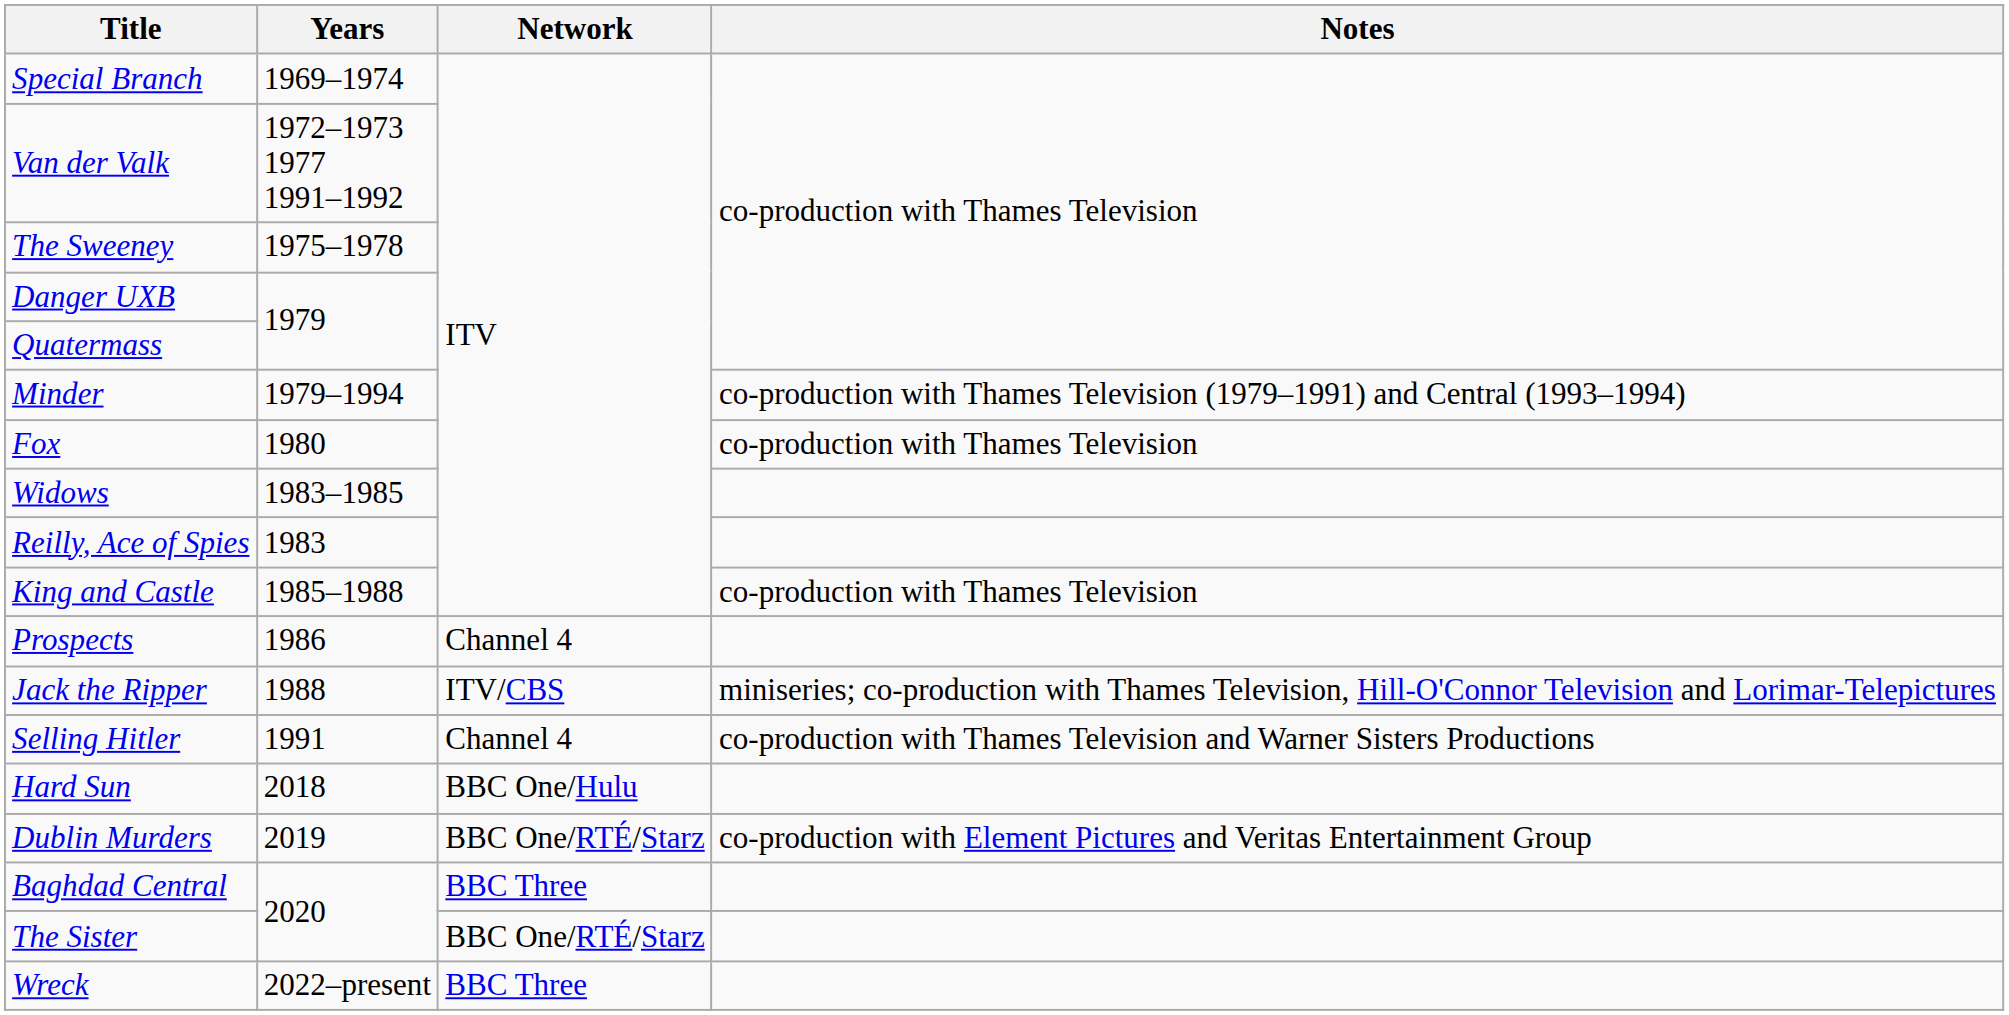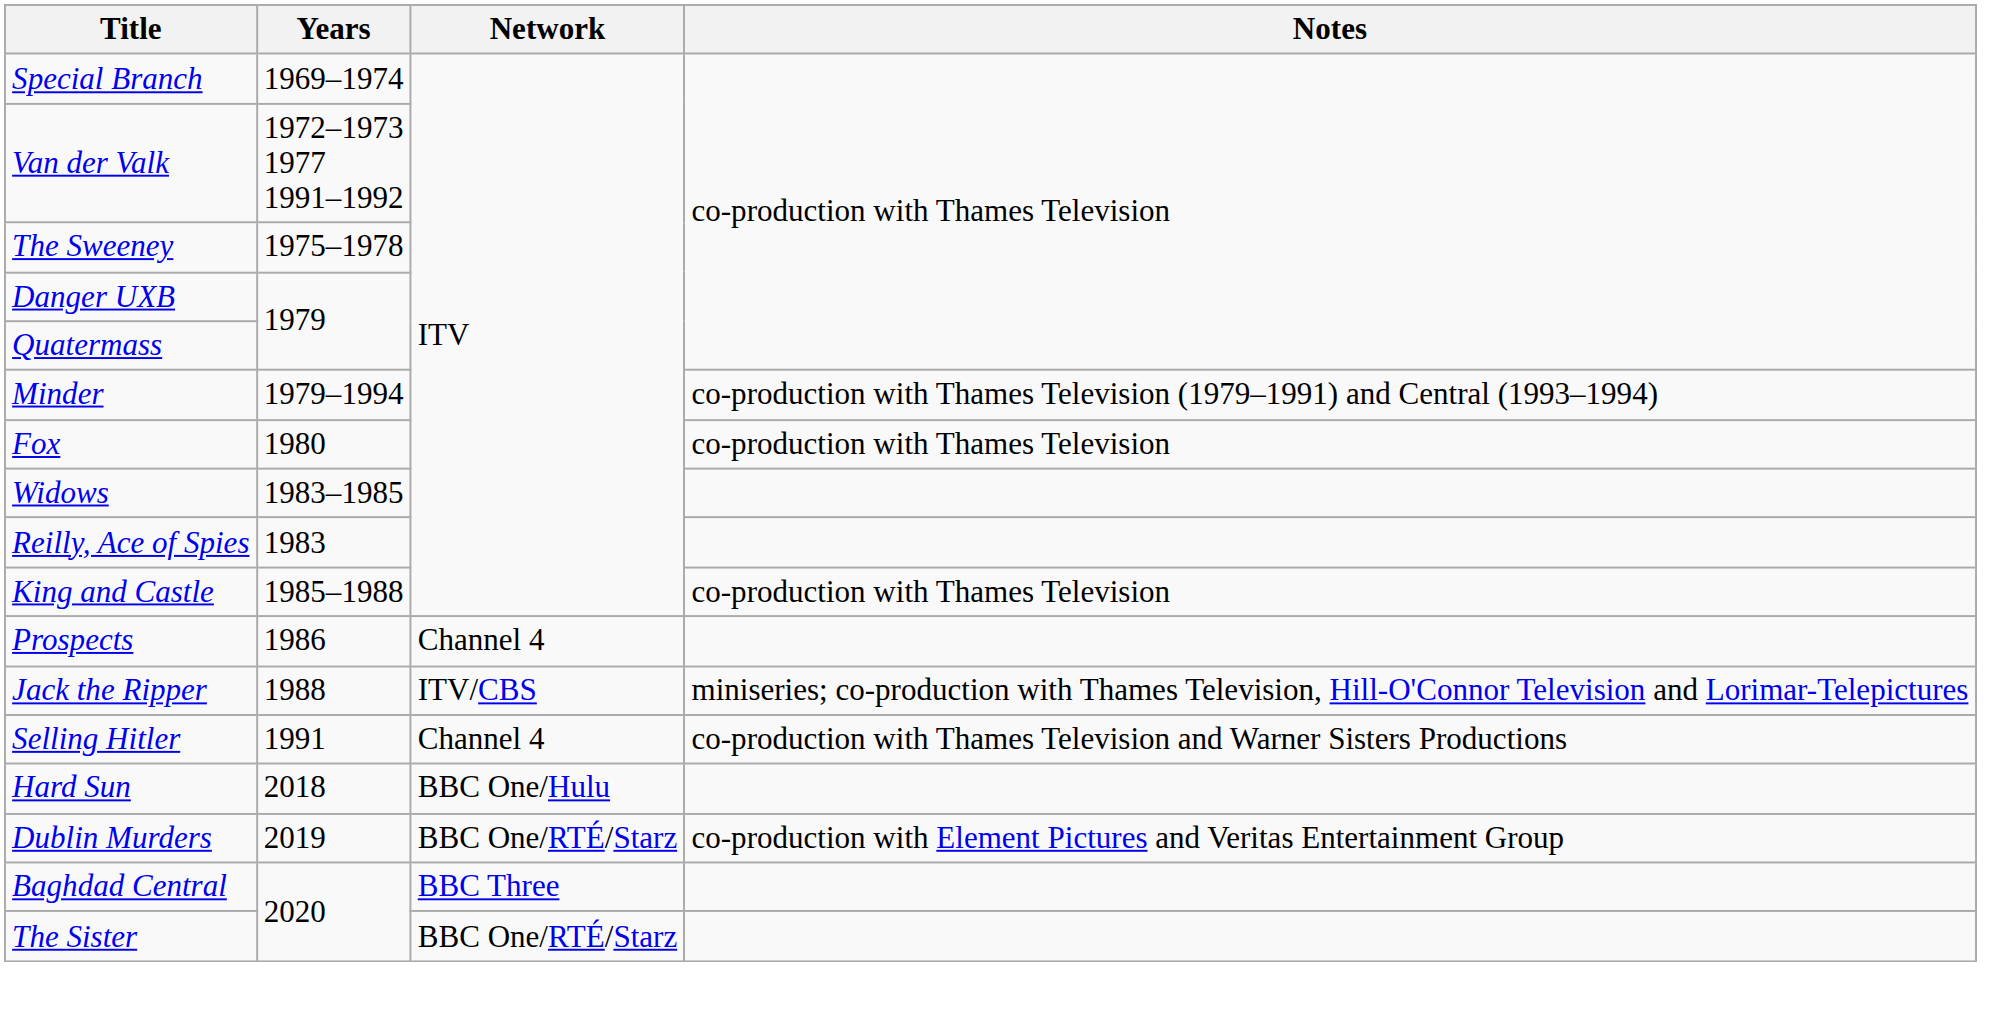- row: (50, 985)
